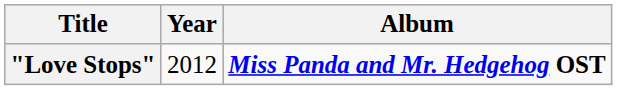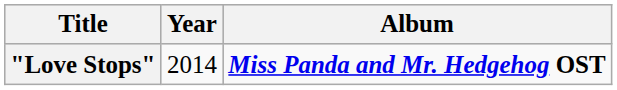(192, 63) 2012 -> (192, 63) 2014
